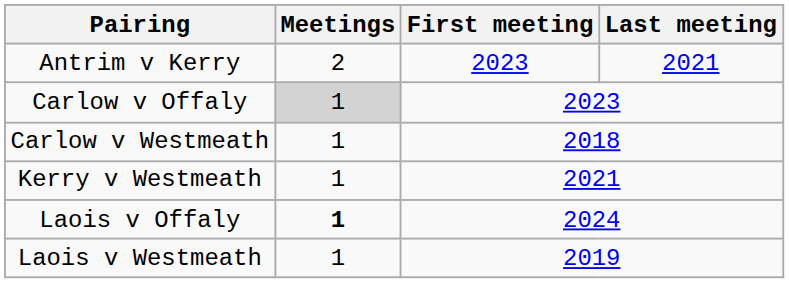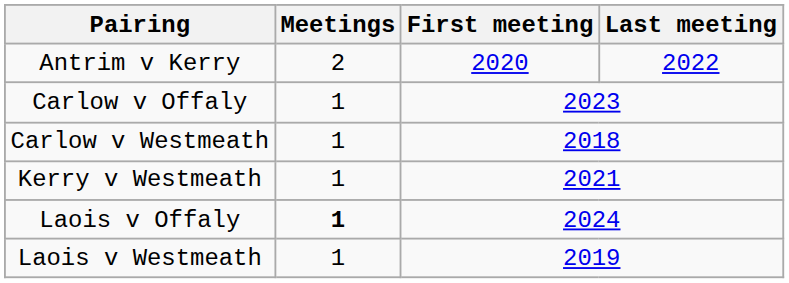(500, 63) 2023 -> (500, 63) 2020
(691, 63) 2021 -> (691, 63) 2022
(338, 102) lightgrey background -> (338, 102) no background
